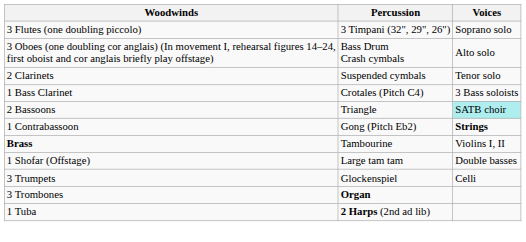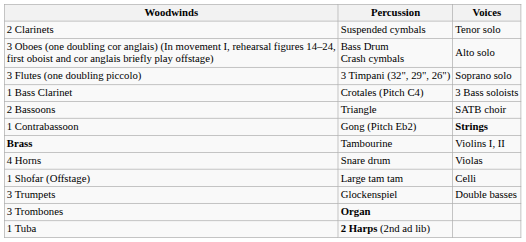rows swapped: (74, 30) <-> (30, 76)
(481, 110) paleturquoise background -> (481, 110) no background
+ row: (24, 161)
(486, 161) Double basses -> (466, 178) Celli
(466, 178) Celli -> (486, 195) Double basses
